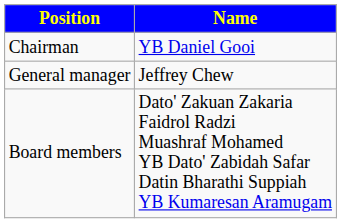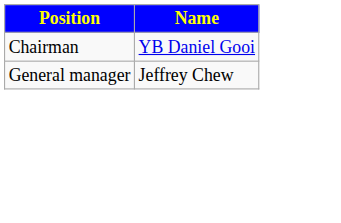- row: (65, 153)
